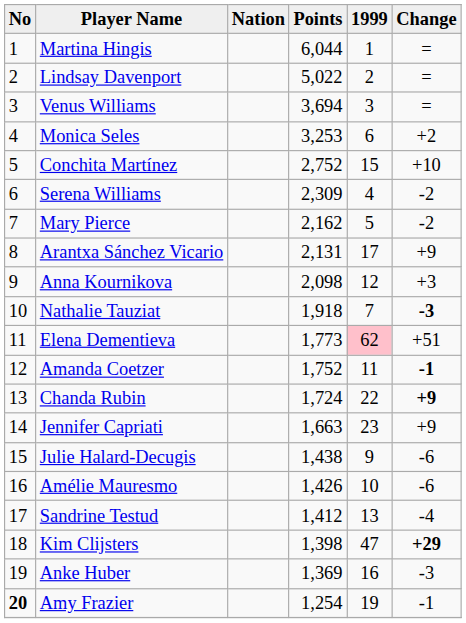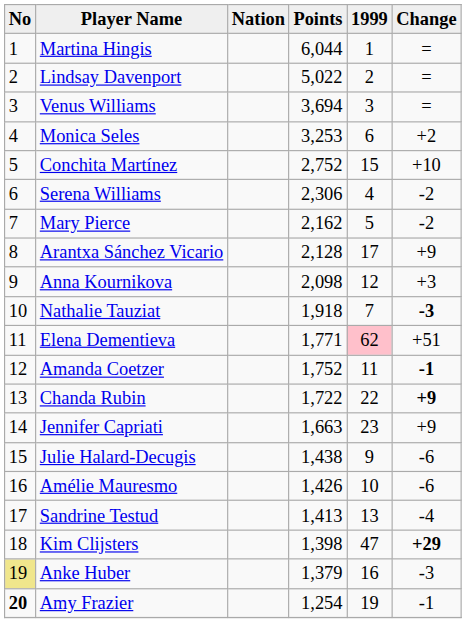(322, 194) 2,309 -> (322, 194) 2,306
(322, 252) 2,131 -> (322, 252) 2,128
(322, 340) 1,773 -> (322, 340) 1,771
(322, 398) 1,724 -> (322, 398) 1,722
(322, 515) 1,412 -> (322, 515) 1,413
(18, 573) no background -> (18, 573) khaki background
(322, 573) 1,369 -> (322, 573) 1,379
